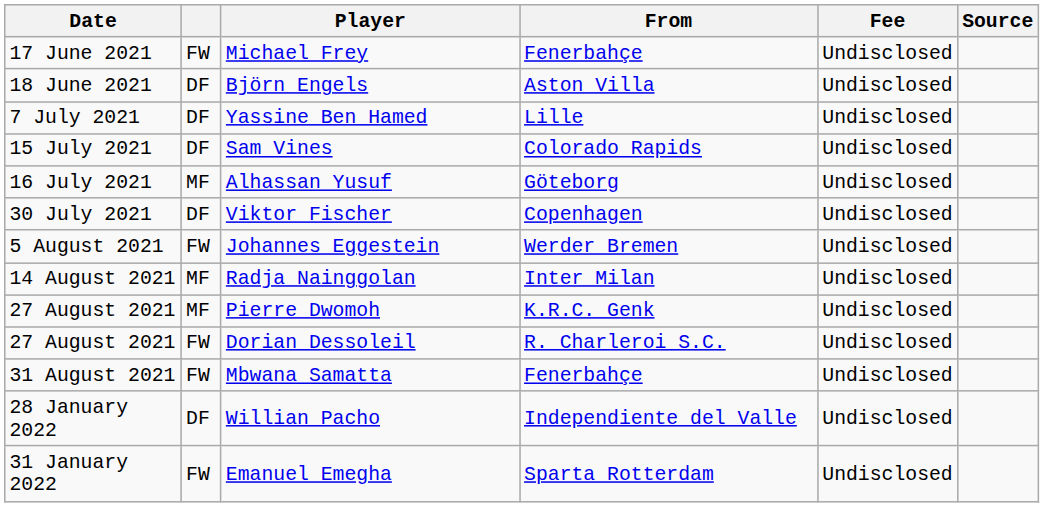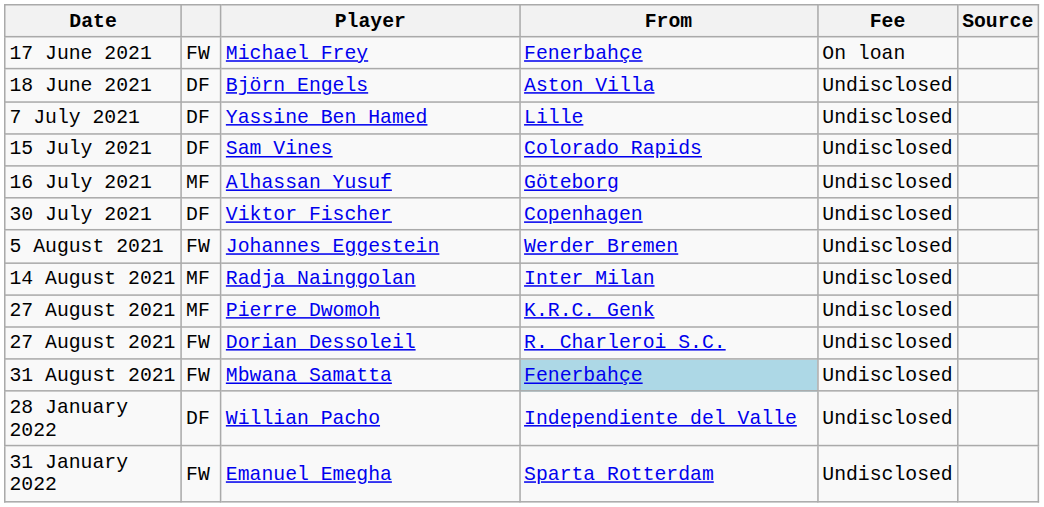(888, 53) Undisclosed -> (864, 53) On loan
(583, 375) no background -> (583, 375) lightblue background
